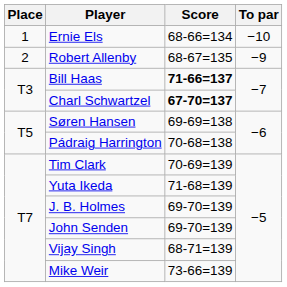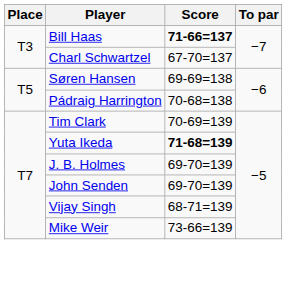- row: (76, 36)
- row: (93, 57)
(200, 100) bold -> (200, 57) normal
(200, 185) normal -> (200, 143) bold
